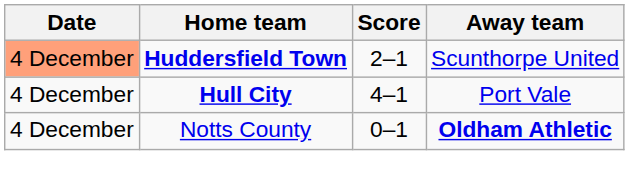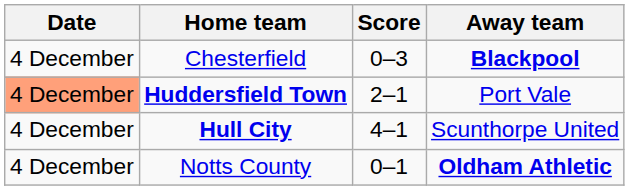+ row: (246, 58)
(525, 58) Scunthorpe United -> (525, 94) Port Vale
(525, 94) Port Vale -> (525, 130) Scunthorpe United
